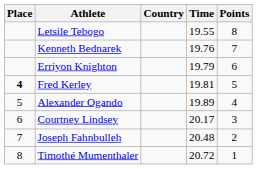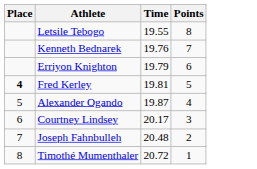- column: (164, 13)
(202, 102) 19.89 -> (156, 102) 19.87
